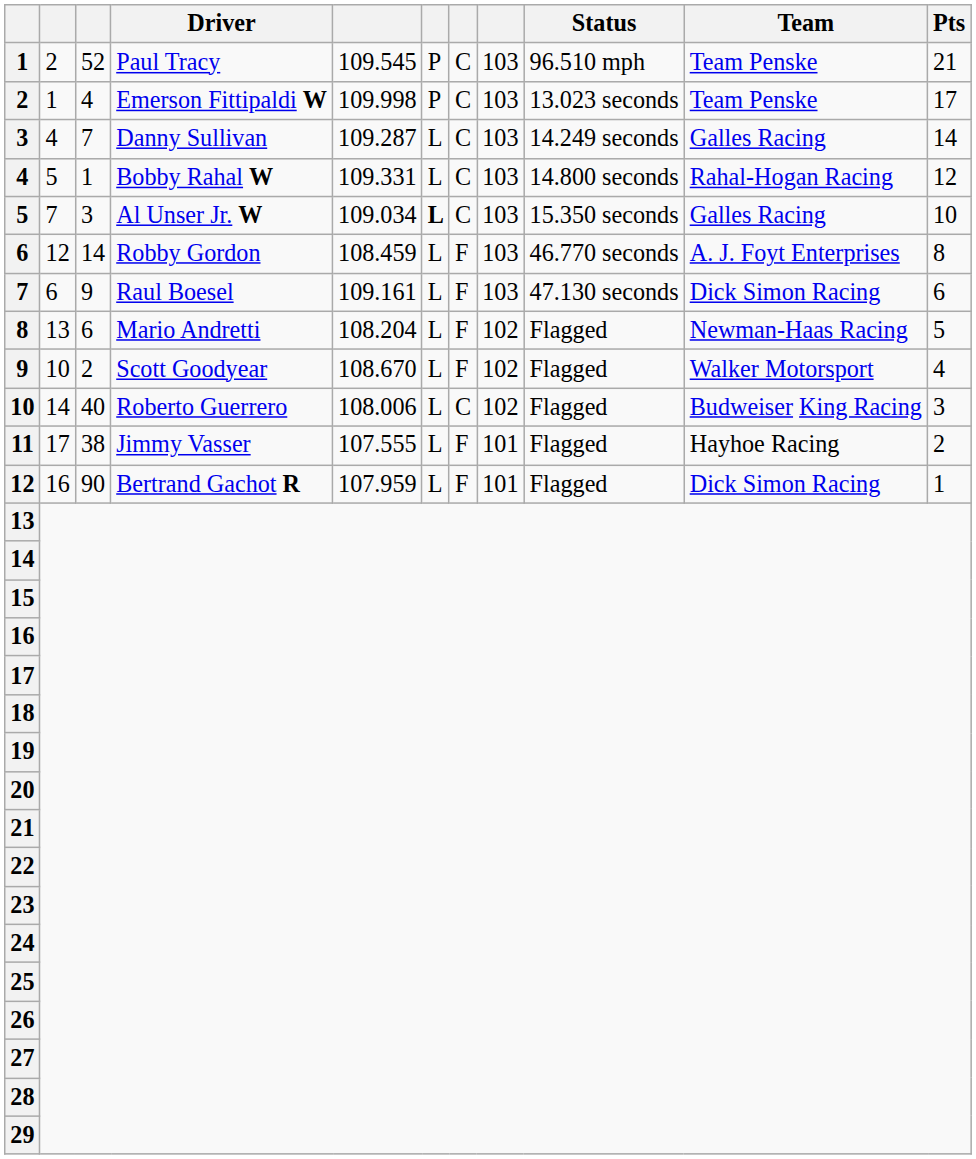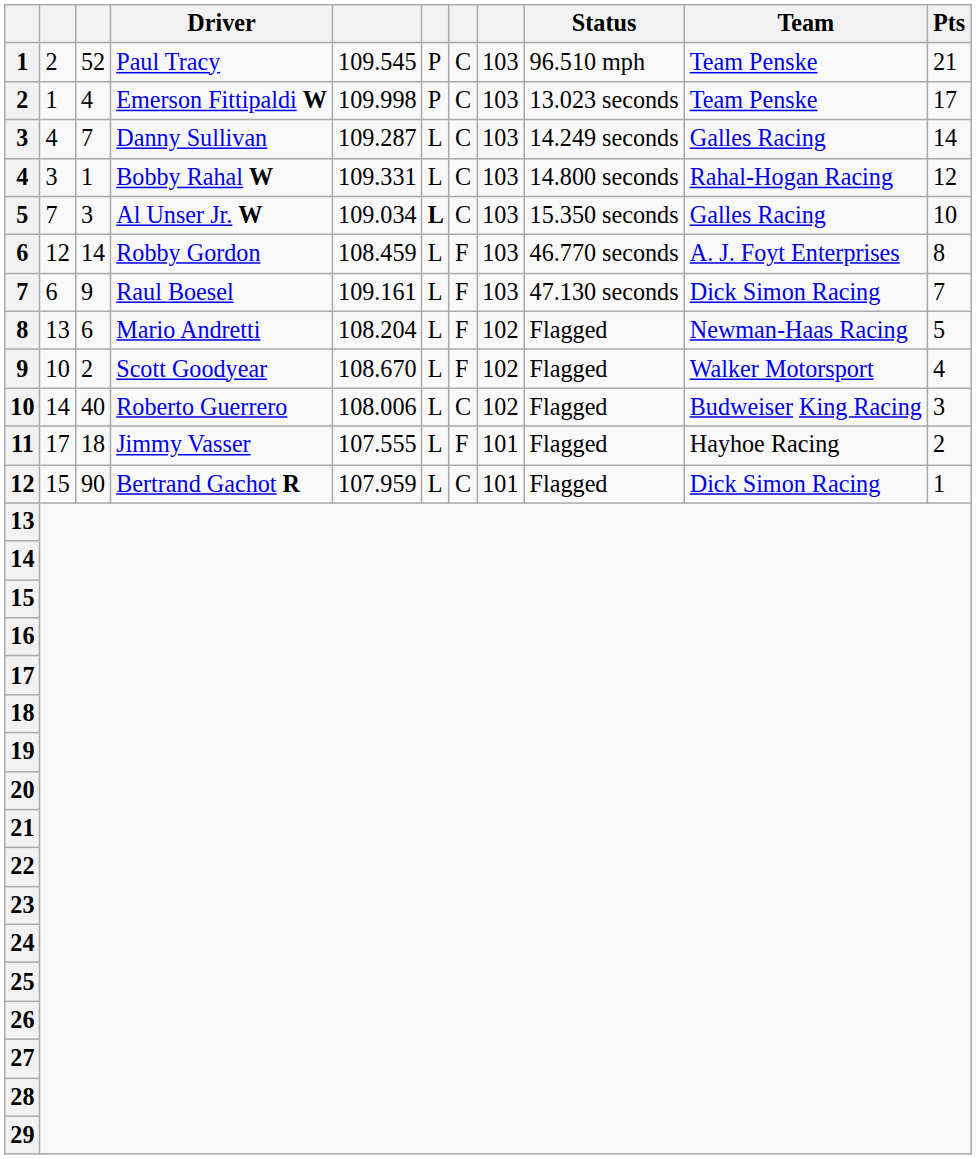(52, 176) 5 -> (52, 176) 3
(939, 291) 6 -> (939, 291) 7
(93, 445) 38 -> (93, 445) 18
(58, 483) 16 -> (58, 483) 15
(462, 483) F -> (463, 483) C
